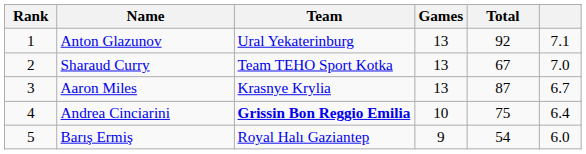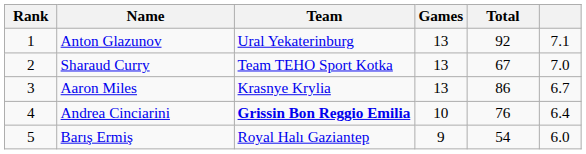(503, 88) 87 -> (503, 88) 86
(503, 112) 75 -> (503, 112) 76
